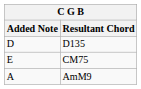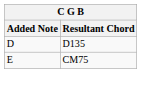- row: (77, 76)
